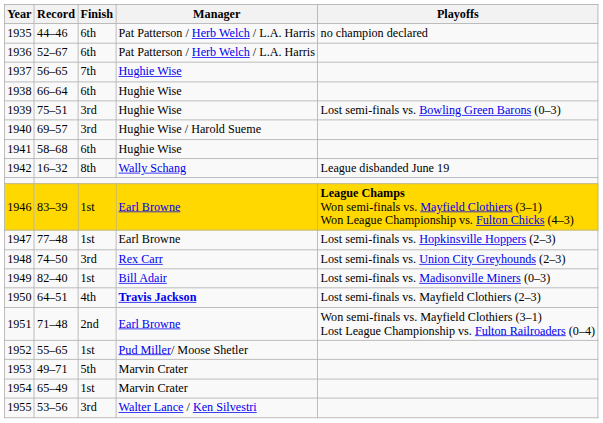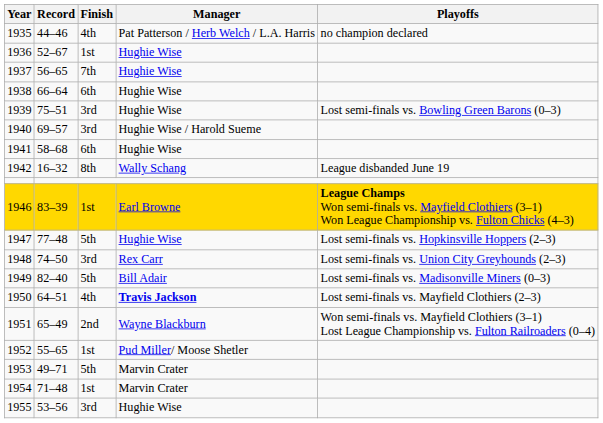(88, 33) 6th -> (88, 33) 4th
(88, 52) 6th -> (88, 52) 1st
(217, 52) Pat Patterson / Herb Welch / L.A. Harris -> (150, 52) Hughie Wise
(88, 239) 1st -> (88, 239) 5th
(149, 239) Earl Browne -> (150, 239) Hughie Wise
(88, 278) 1st -> (88, 278) 5th
(52, 323) 71–48 -> (52, 323) 65–49
(149, 323) Earl Browne -> (162, 323) Wayne Blackburn
(52, 388) 65–49 -> (52, 388) 71–48
(188, 407) Walter Lance / Ken Silvestri -> (150, 407) Hughie Wise
